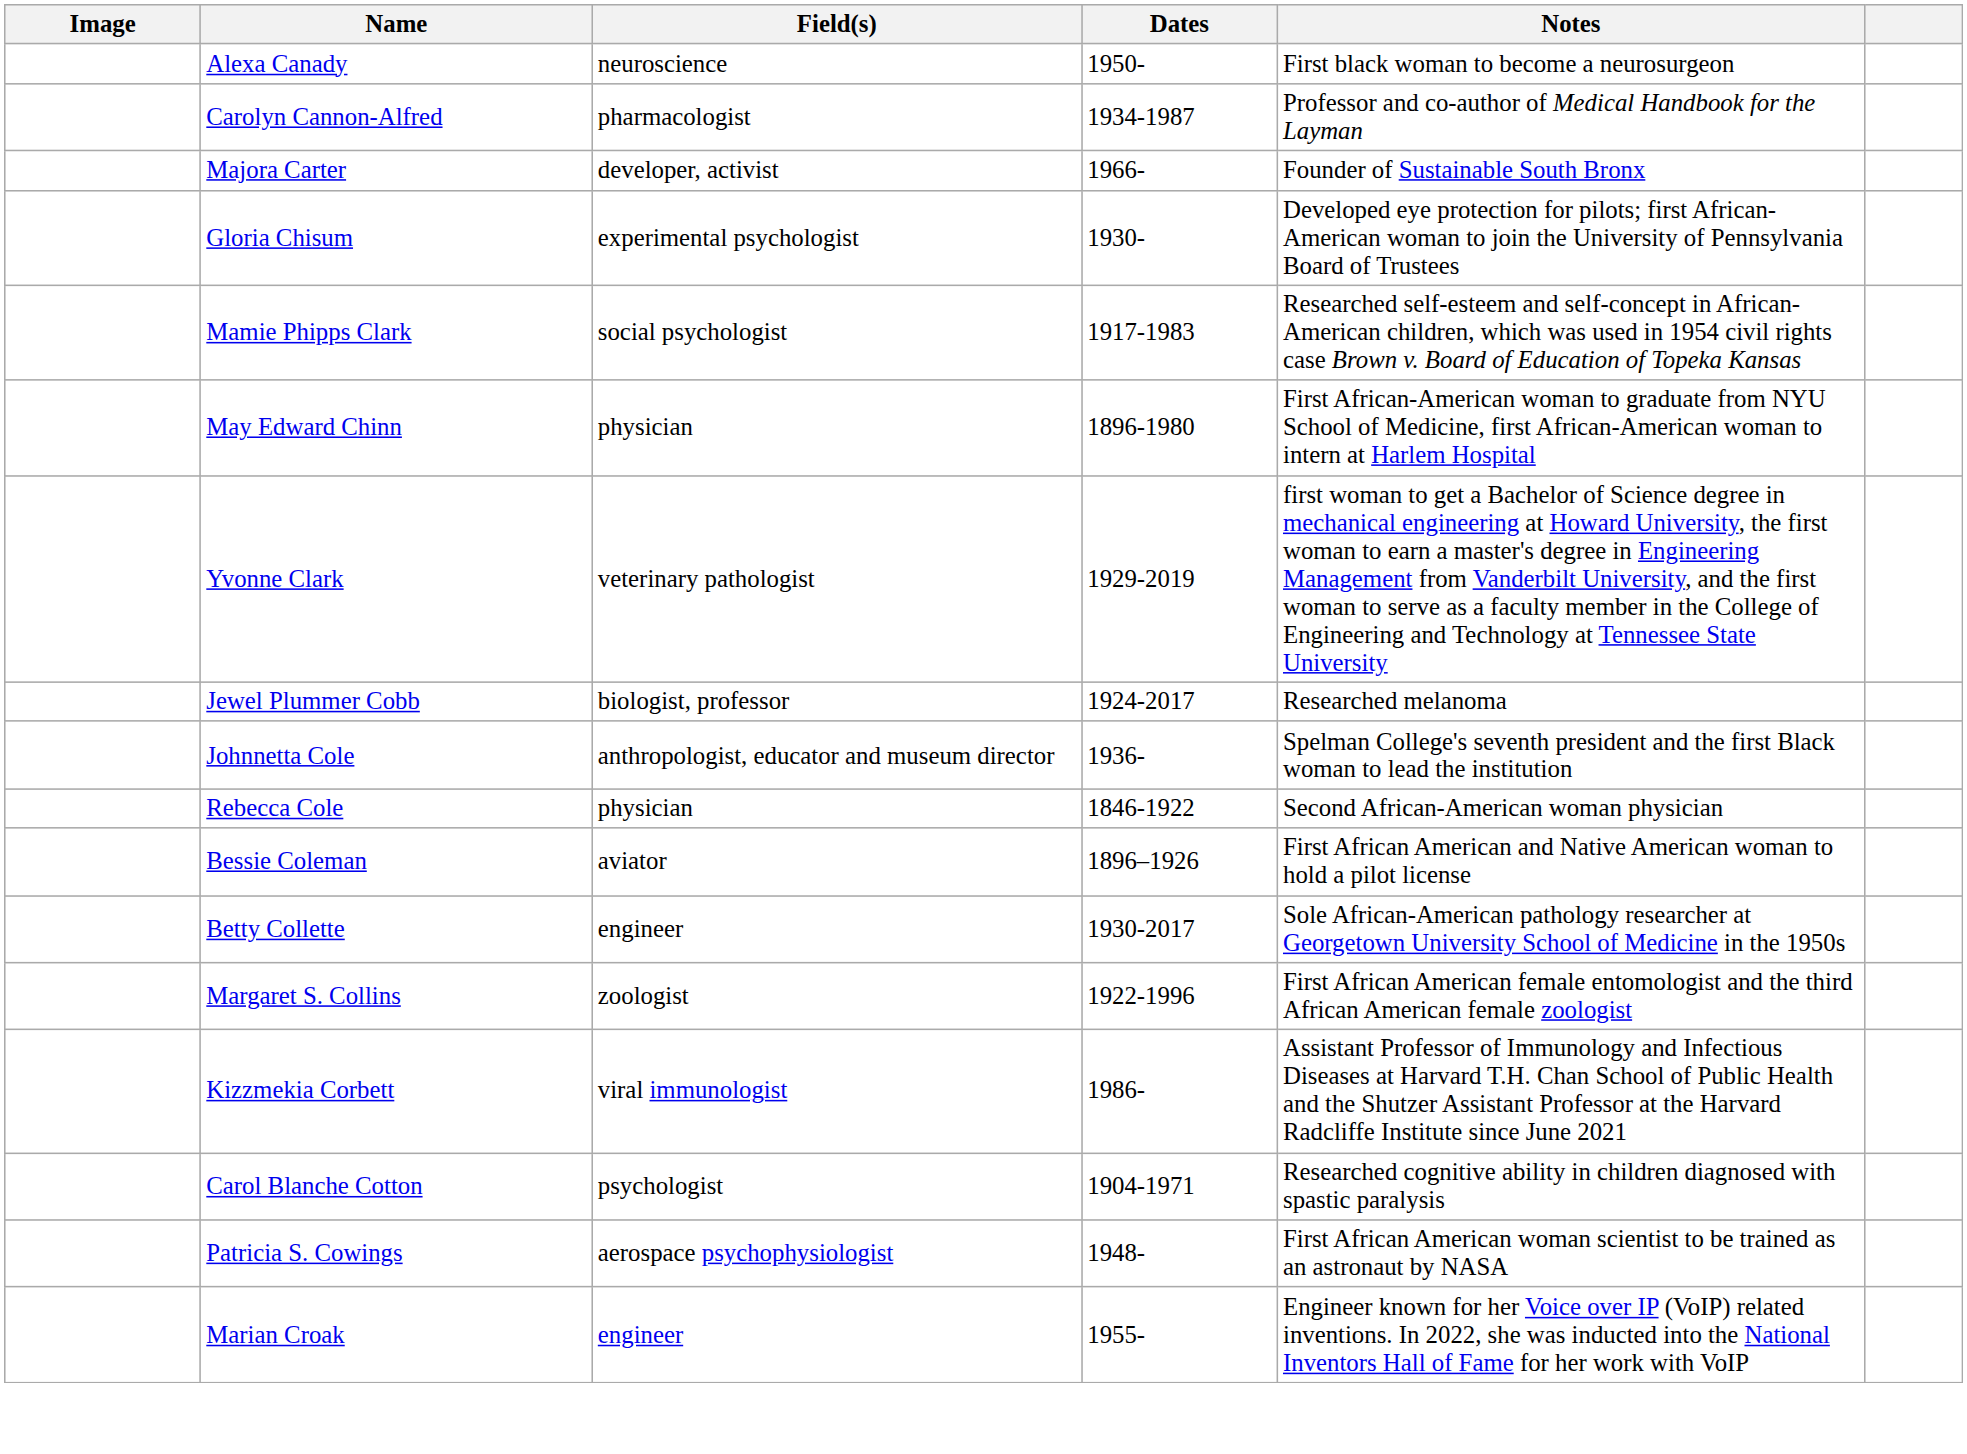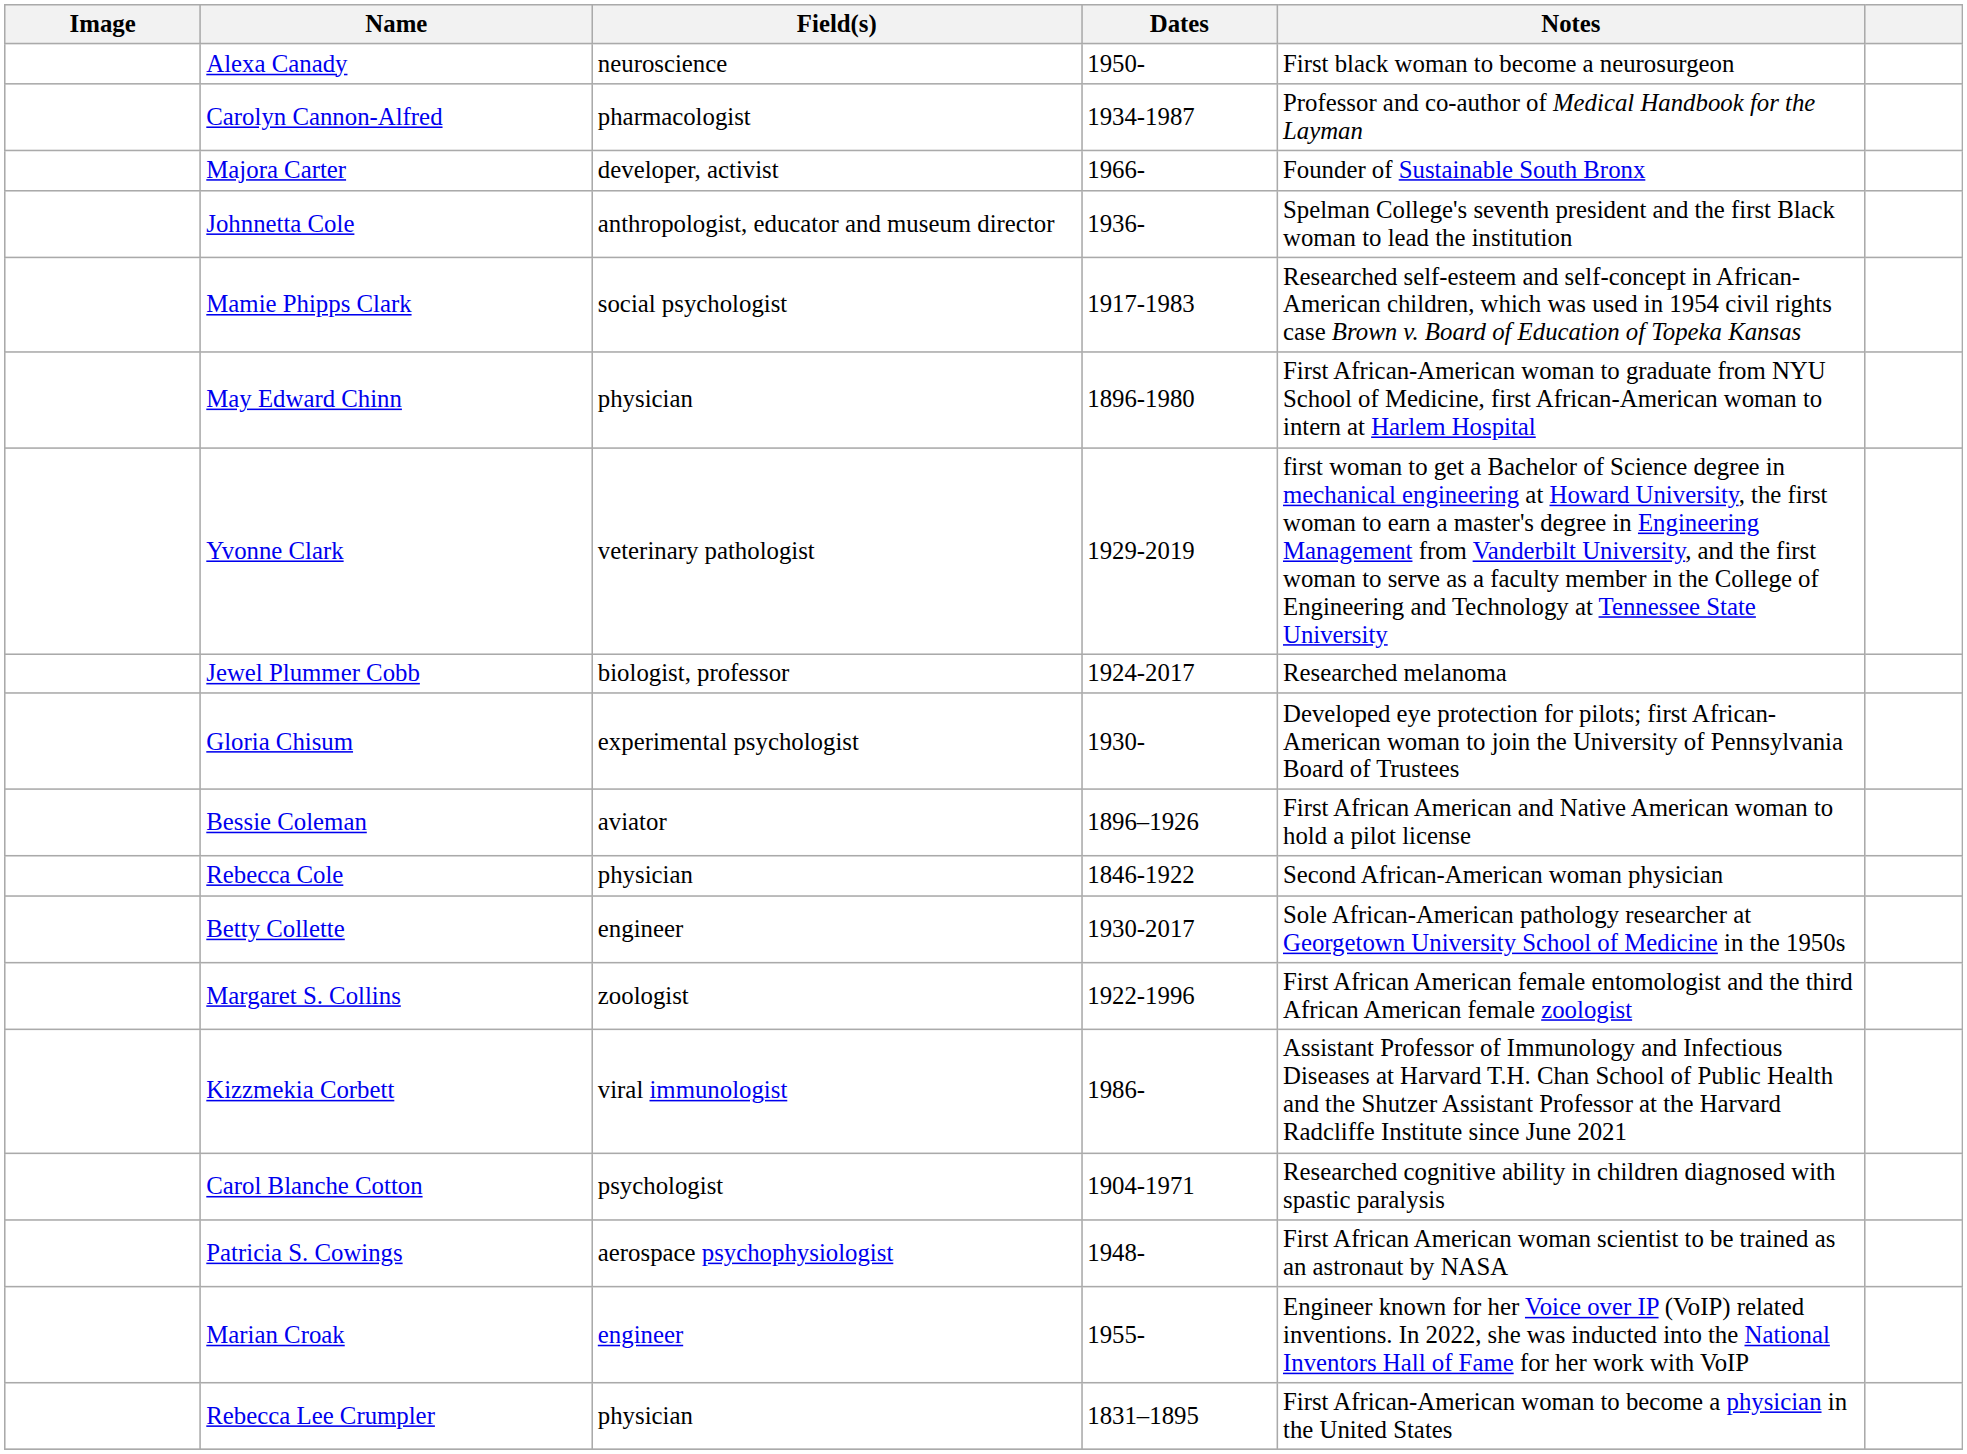rows swapped: (280, 237) <-> (280, 754)
rows swapped: (275, 808) <-> (287, 861)
+ row: (321, 1415)
